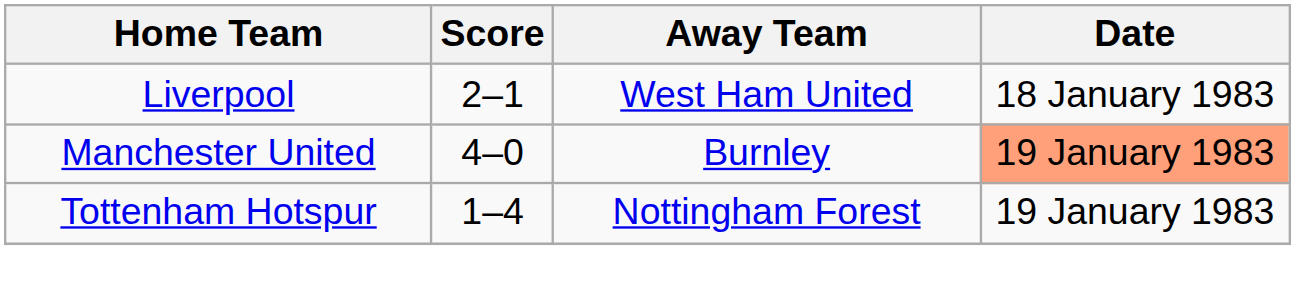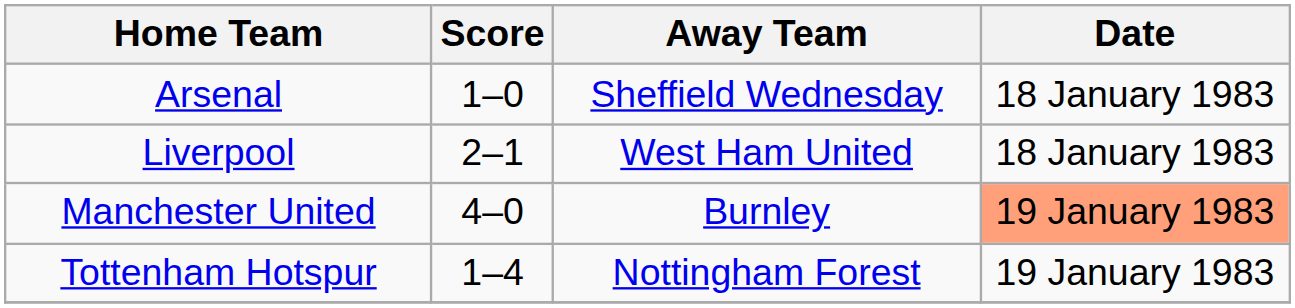+ row: (219, 93)
